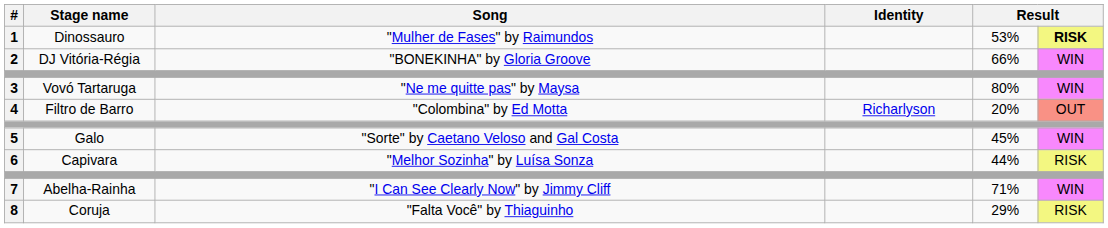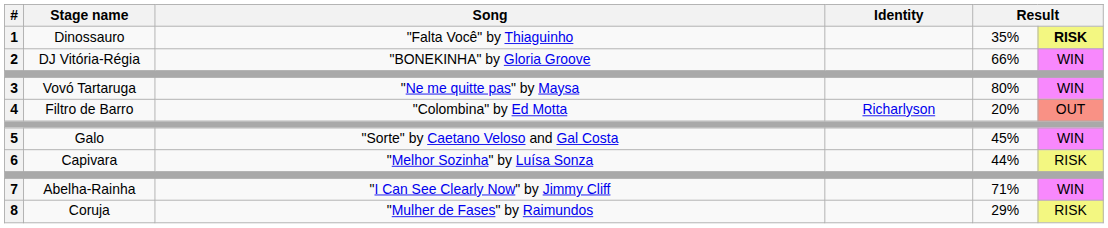(490, 37) "Mulher de Fases" by Raimundos -> (490, 37) "Falta Você" by Thiaguinho
(1005, 37) 53% -> (1005, 37) 35%
(490, 211) "Falta Você" by Thiaguinho -> (490, 211) "Mulher de Fases" by Raimundos
